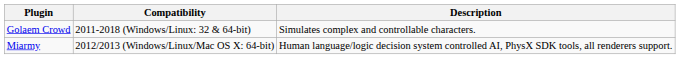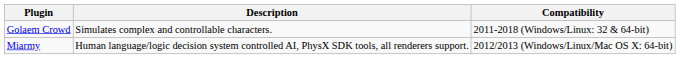columns swapped: (175, 12) <-> (476, 12)
